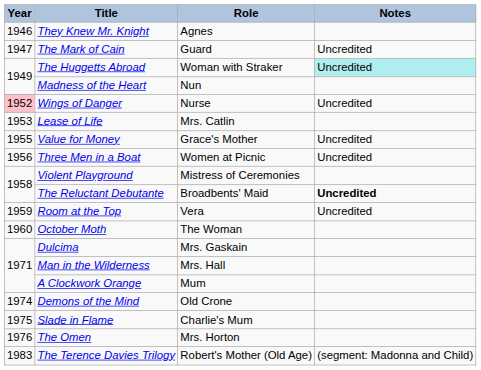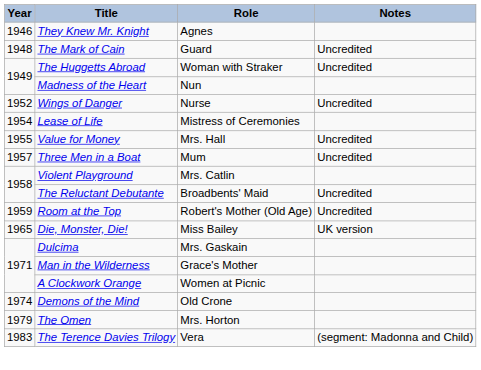(20, 49) 1947 -> (20, 49) 1948
(345, 67) paleturquoise background -> (345, 67) no background
(20, 103) pink background -> (20, 103) no background
(20, 121) 1953 -> (20, 121) 1954
(207, 121) Mrs. Catlin -> (240, 121) Mistress of Ceremonies
(219, 139) Grace's Mother -> (203, 139) Mrs. Hall
(20, 157) 1956 -> (20, 157) 1957
(223, 157) Women at Picnic -> (193, 157) Mum
(240, 175) Mistress of Ceremonies -> (207, 175) Mrs. Catlin
(347, 193) bold -> (345, 193) normal
(192, 211) Vera -> (246, 211) Robert's Mother (Old Age)
- row: (72, 229)
+ row: (83, 229)
(203, 265) Mrs. Hall -> (219, 265) Grace's Mother
(193, 283) Mum -> (223, 283) Women at Picnic
- row: (75, 319)
(20, 337) 1976 -> (20, 319) 1979
(246, 355) Robert's Mother (Old Age) -> (192, 337) Vera
